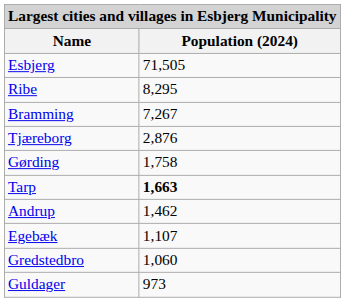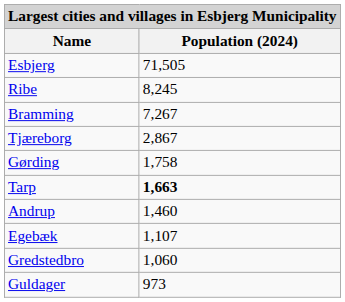(160, 89) 8,295 -> (160, 89) 8,245
(160, 138) 2,876 -> (160, 138) 2,867
(160, 211) 1,462 -> (160, 211) 1,460
